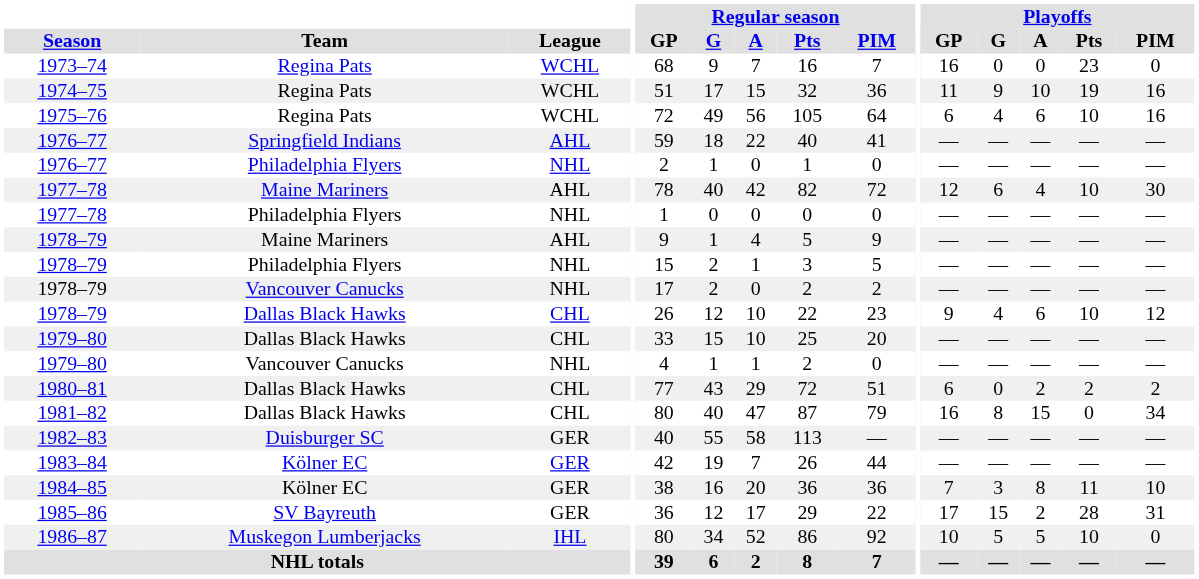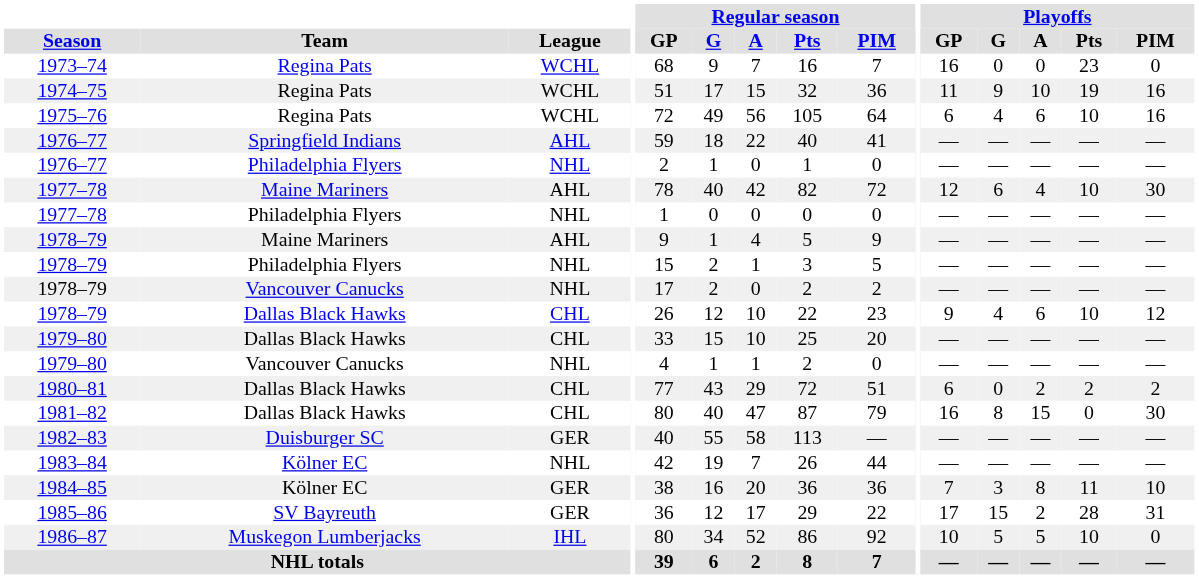(1155, 413) 34 -> (1155, 413) 30
(570, 462) GER -> (570, 462) NHL
